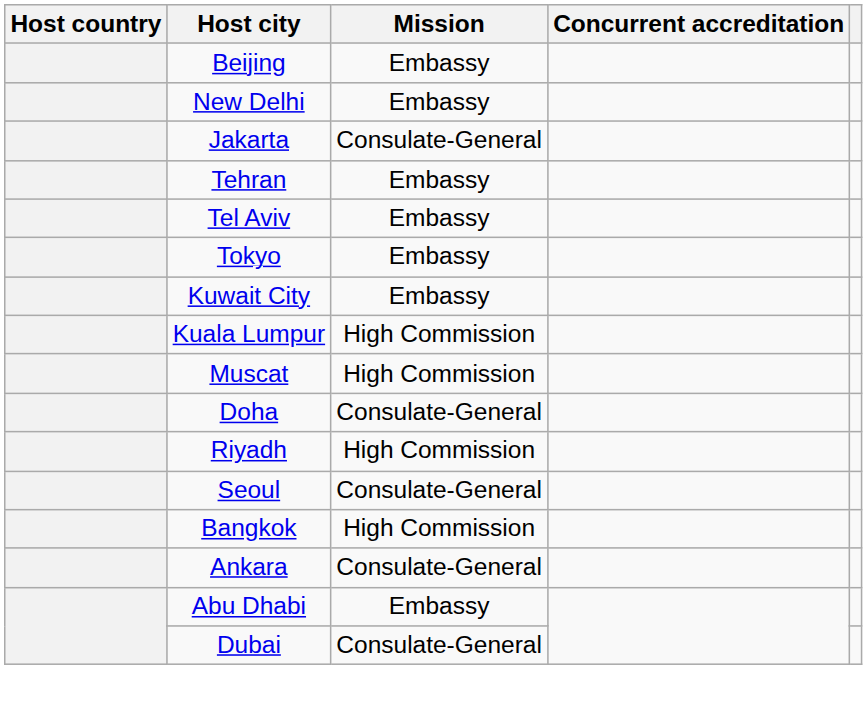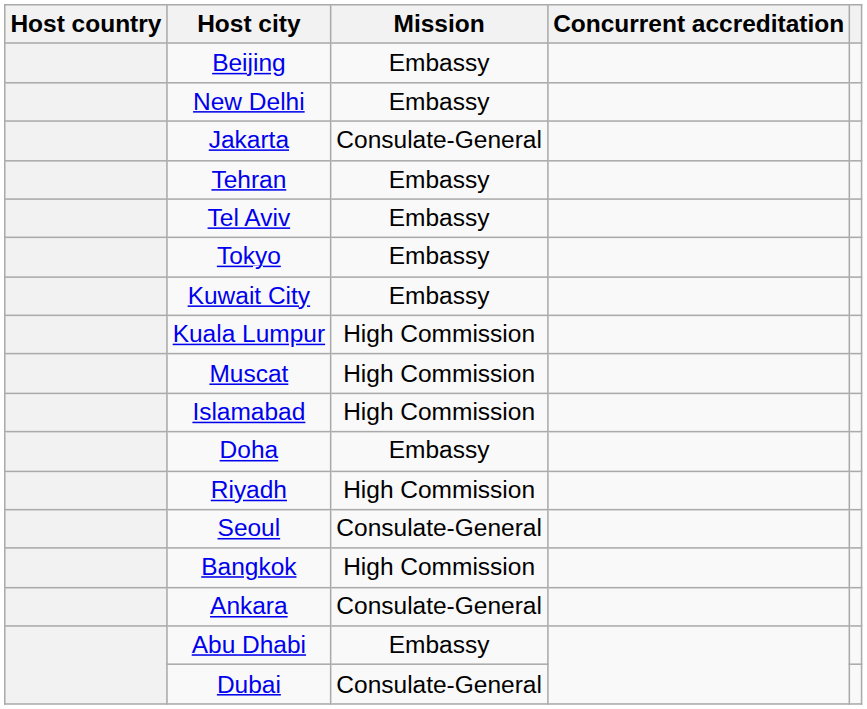+ row: (249, 412)
(439, 412) Consulate-General -> (439, 450) Embassy
